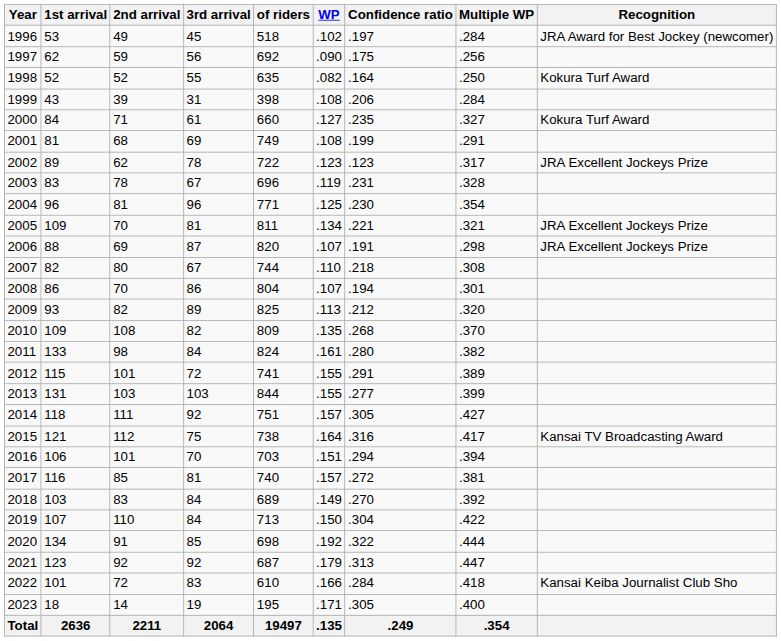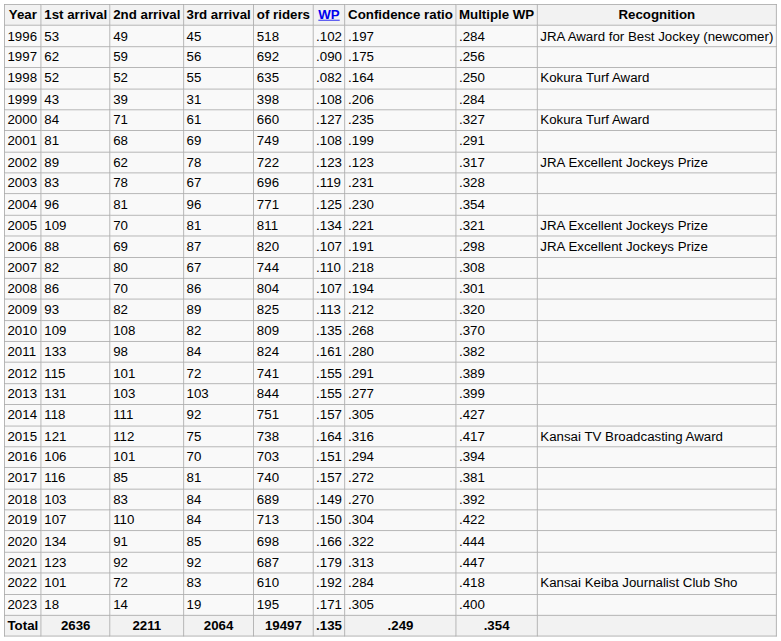(329, 541) .192 -> (329, 541) .166
(329, 583) .166 -> (329, 583) .192
